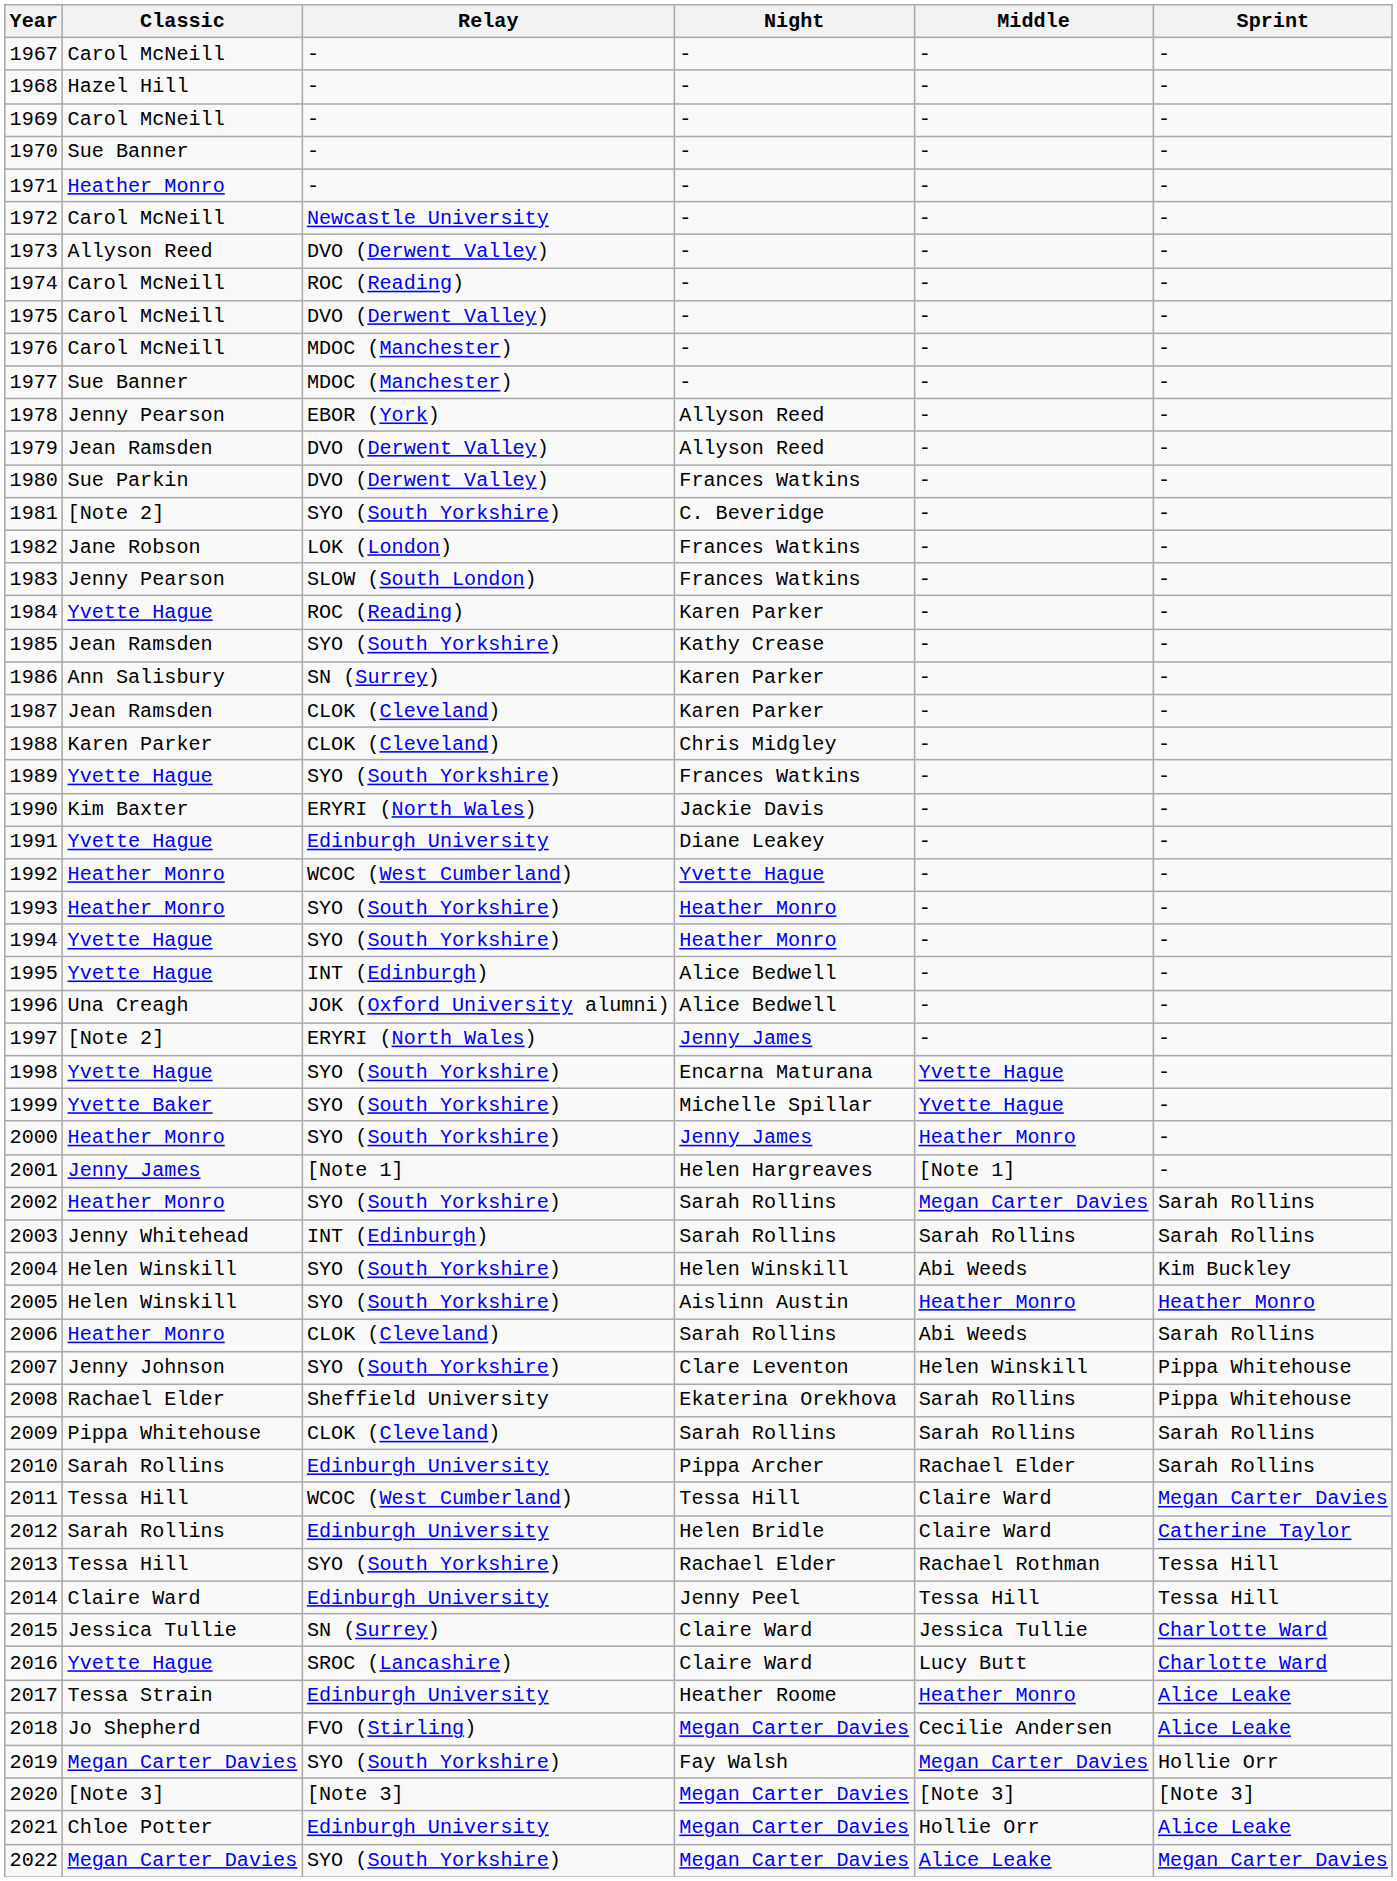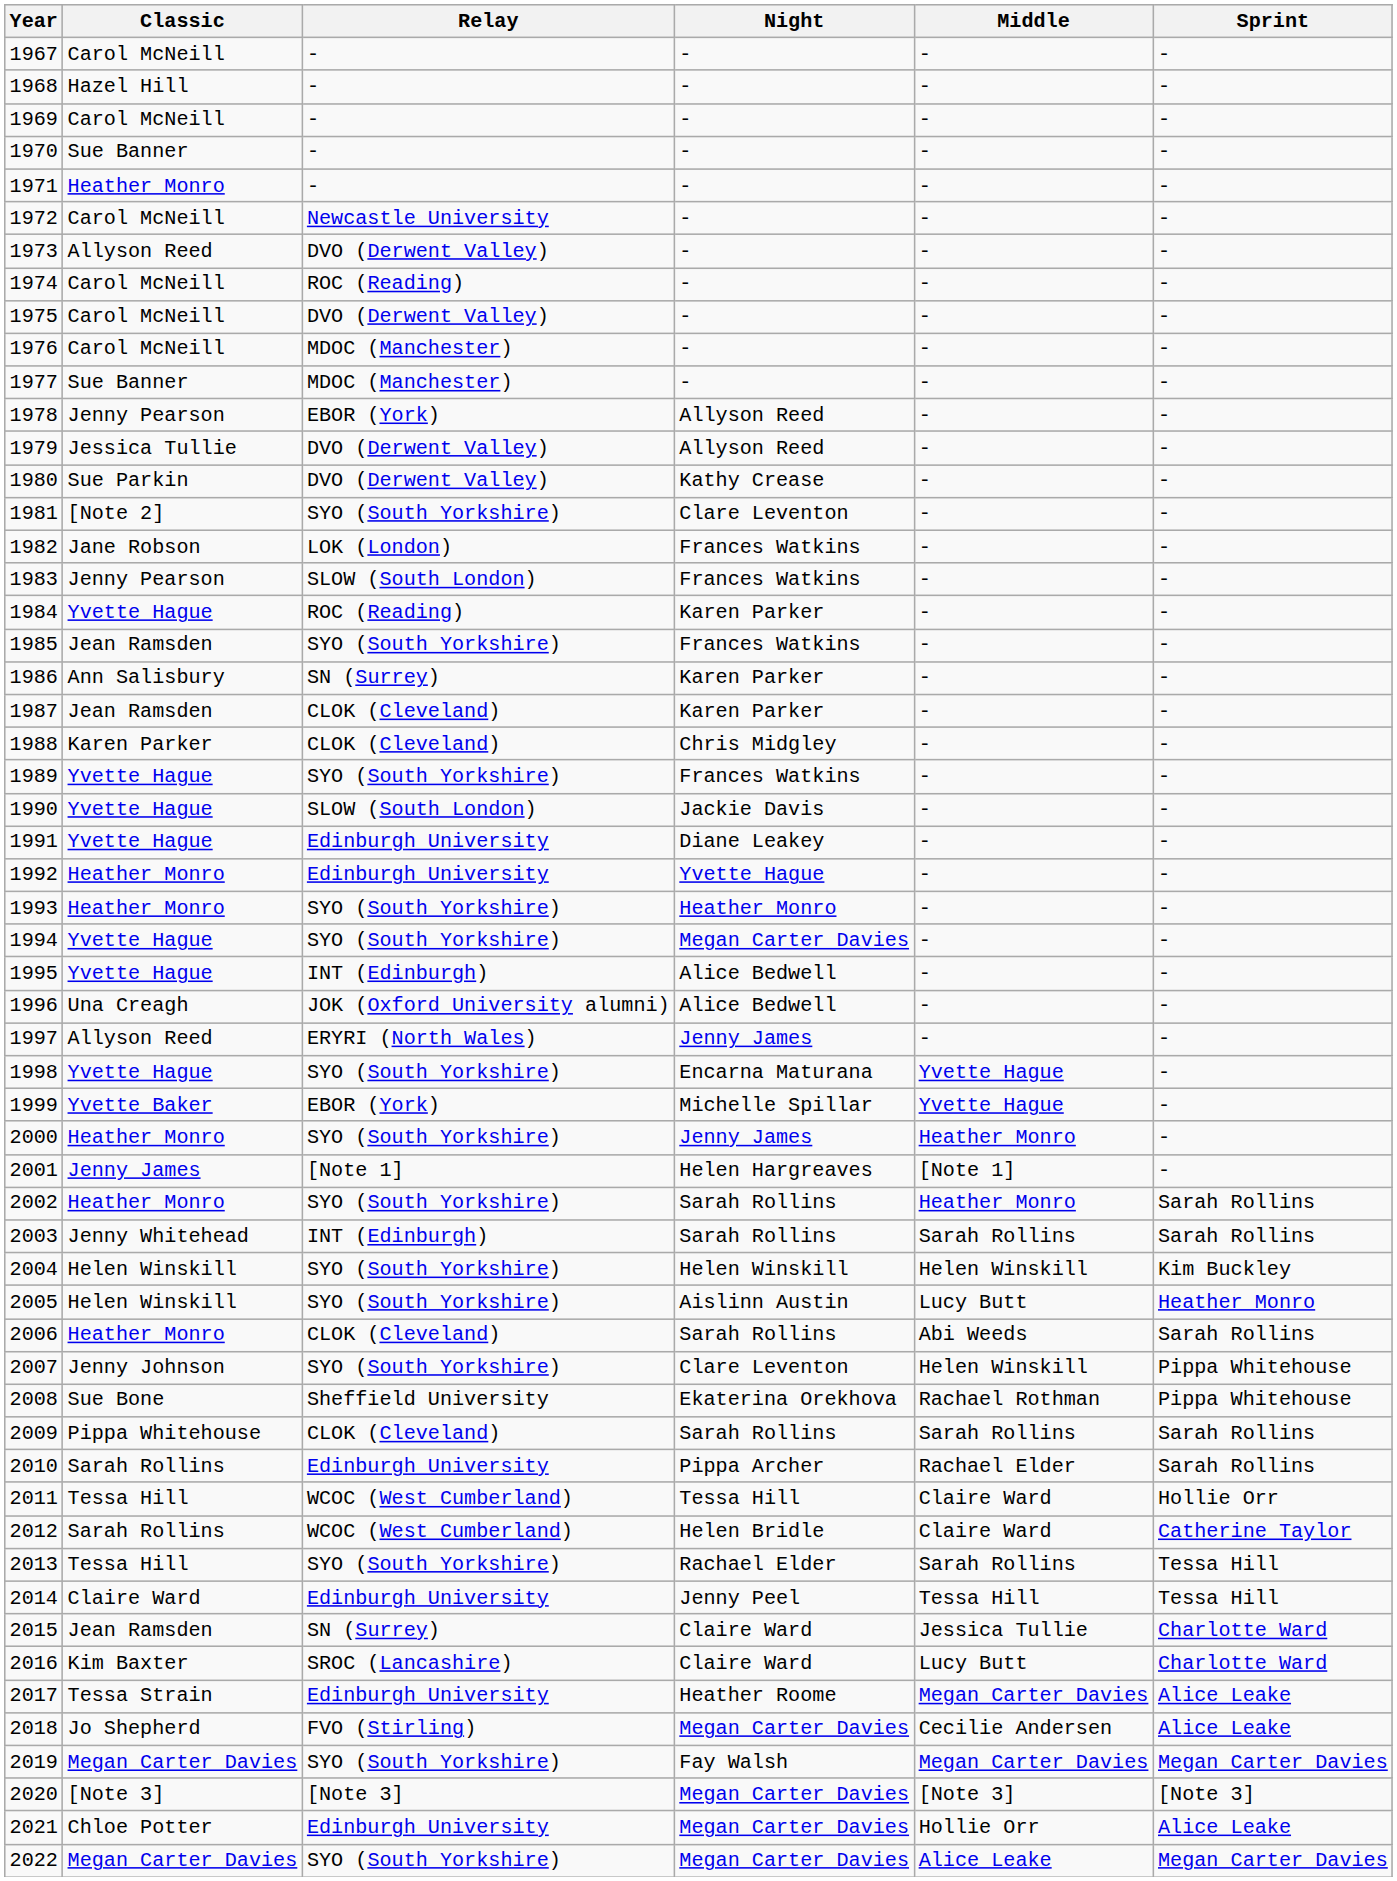(140, 448) Jean Ramsden -> (152, 448) Jessica Tullie
(770, 481) Frances Watkins -> (752, 481) Kathy Crease
(752, 514) C. Beveridge -> (764, 514) Clare Leventon
(752, 645) Kathy Crease -> (770, 645) Frances Watkins
(128, 809) Kim Baxter -> (140, 809) Yvette Hague
(422, 809) ERYRI (North Wales) -> (422, 809) SLOW (South London)
(440, 875) WCOC (West Cumberland) -> (428, 875) Edinburgh University
(758, 941) Heather Monro -> (794, 941) Megan Carter Davies
(116, 1039) [Note 2] -> (140, 1039) Allyson Reed
(434, 1105) SYO (South Yorkshire) -> (373, 1105) EBOR (York)
(1034, 1203) Megan Carter Davies -> (997, 1203) Heather Monro
(973, 1269) Abi Weeds -> (1003, 1269) Helen Winskill
(997, 1302) Heather Monro -> (973, 1302) Lucy Butt
(146, 1401) Rachael Elder -> (116, 1401) Sue Bone
(997, 1401) Sarah Rollins -> (1009, 1401) Rachael Rothman
(1273, 1499) Megan Carter Davies -> (1218, 1499) Hollie Orr
(428, 1532) Edinburgh University -> (440, 1532) WCOC (West Cumberland)
(1009, 1565) Rachael Rothman -> (997, 1565) Sarah Rollins
(152, 1630) Jessica Tullie -> (140, 1630) Jean Ramsden
(140, 1663) Yvette Hague -> (128, 1663) Kim Baxter
(997, 1696) Heather Monro -> (1034, 1696) Megan Carter Davies
(1218, 1762) Hollie Orr -> (1273, 1762) Megan Carter Davies
